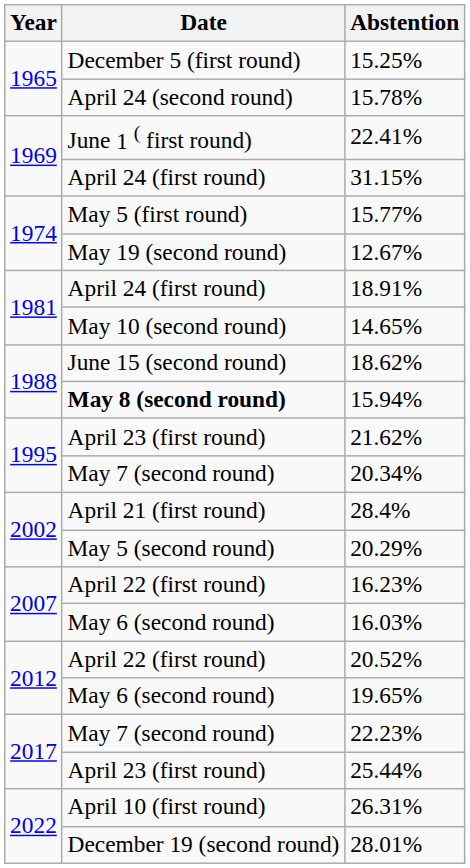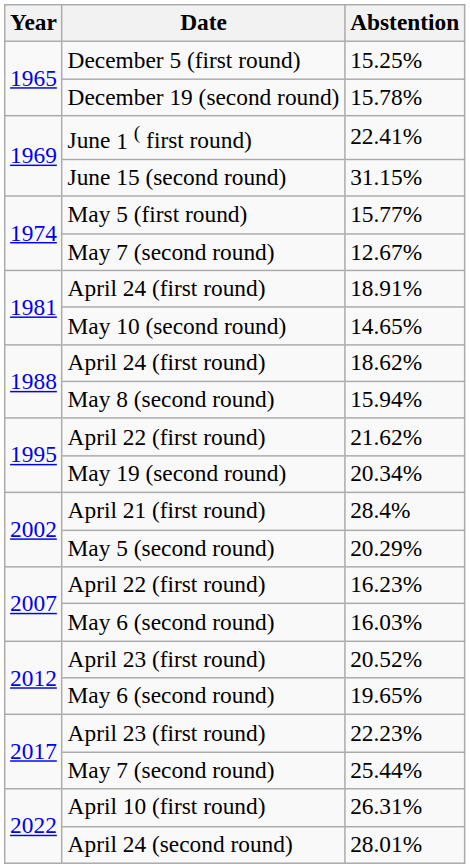(180, 97) April 24 (second round) -> (203, 97) December 19 (second round)
(167, 177) April 24 (first round) -> (177, 177) June 15 (second round)
(177, 251) May 19 (second round) -> (171, 251) May 7 (second round)
(177, 362) June 15 (second round) -> (167, 362) April 24 (first round)
(177, 399) bold -> (171, 399) normal
(167, 436) April 23 (first round) -> (167, 436) April 22 (first round)
(171, 473) May 7 (second round) -> (177, 473) May 19 (second round)
(167, 659) April 22 (first round) -> (167, 659) April 23 (first round)
(171, 733) May 7 (second round) -> (167, 733) April 23 (first round)
(167, 770) April 23 (first round) -> (171, 770) May 7 (second round)
(203, 844) December 19 (second round) -> (180, 844) April 24 (second round)
